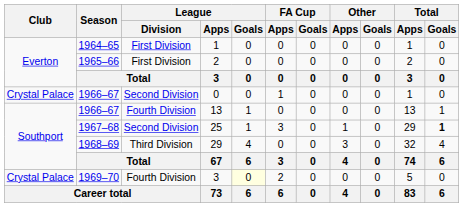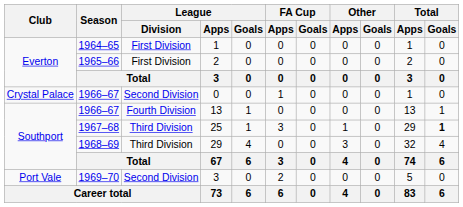(161, 128) Second Division -> (161, 128) Third Division
(40, 177) Crystal Palace -> (40, 177) Port Vale
(161, 177) Fourth Division -> (161, 177) Second Division
(248, 177) lightyellow background -> (248, 177) no background
